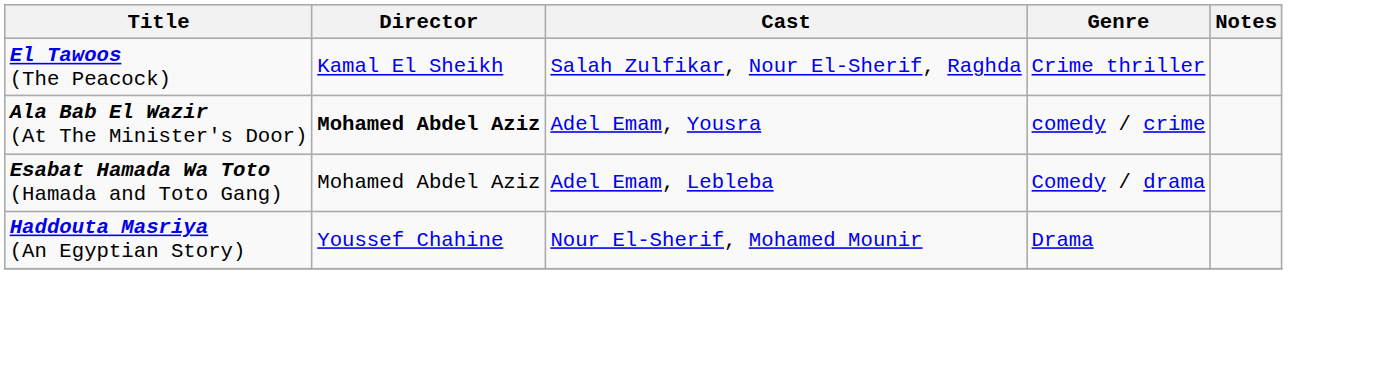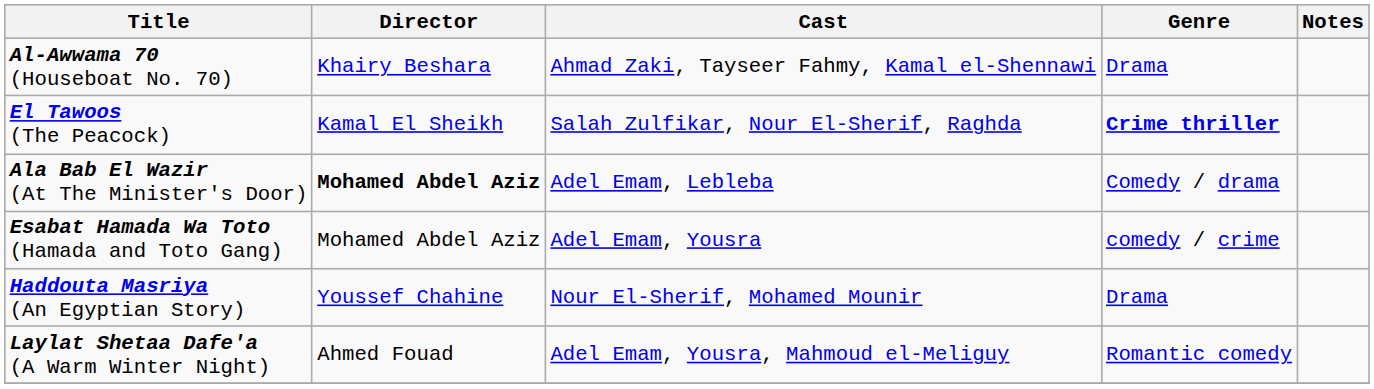+ row: (121, 67)
(1118, 67) normal -> (1193, 125) bold
(656, 125) Adel Emam, Yousra -> (662, 182) Adel Emam, Lebleba
(1118, 125) comedy / crime -> (1193, 182) Comedy / drama
(662, 182) Adel Emam, Lebleba -> (656, 240) Adel Emam, Yousra
(1118, 182) Comedy / drama -> (1193, 240) comedy / crime
+ row: (140, 355)
